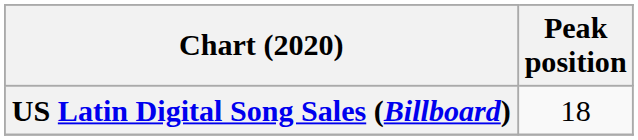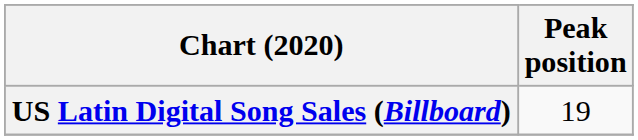(576, 109) 18 -> (576, 109) 19
